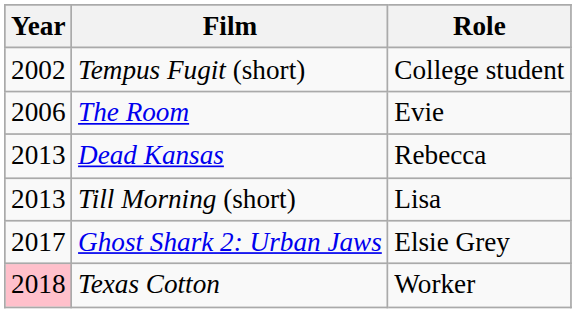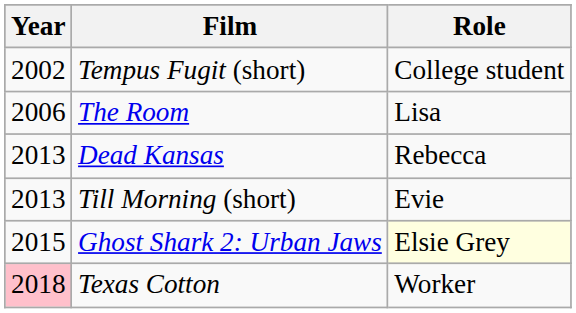(419, 112) Evie -> (418, 112) Lisa
(418, 198) Lisa -> (419, 198) Evie
(38, 241) 2017 -> (38, 241) 2015
(452, 241) no background -> (452, 241) lightyellow background
